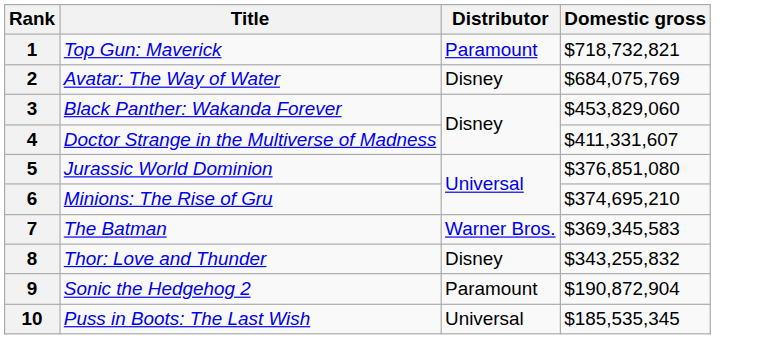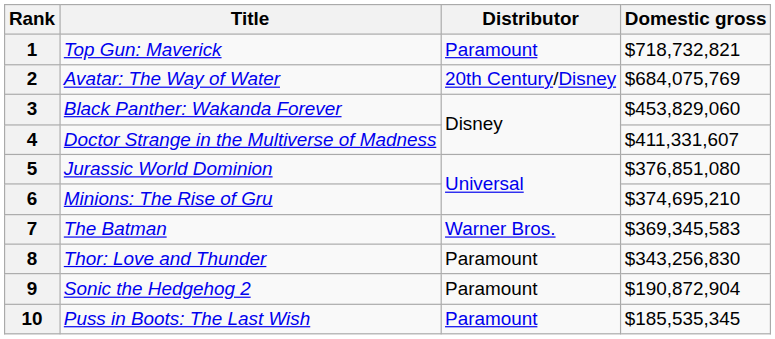(474, 79) Disney -> (531, 79) 20th Century/Disney
(474, 259) Disney -> (491, 259) Paramount
(622, 259) $343,255,832 -> (683, 259) $343,256,830
(484, 318) Universal -> (491, 318) Paramount
